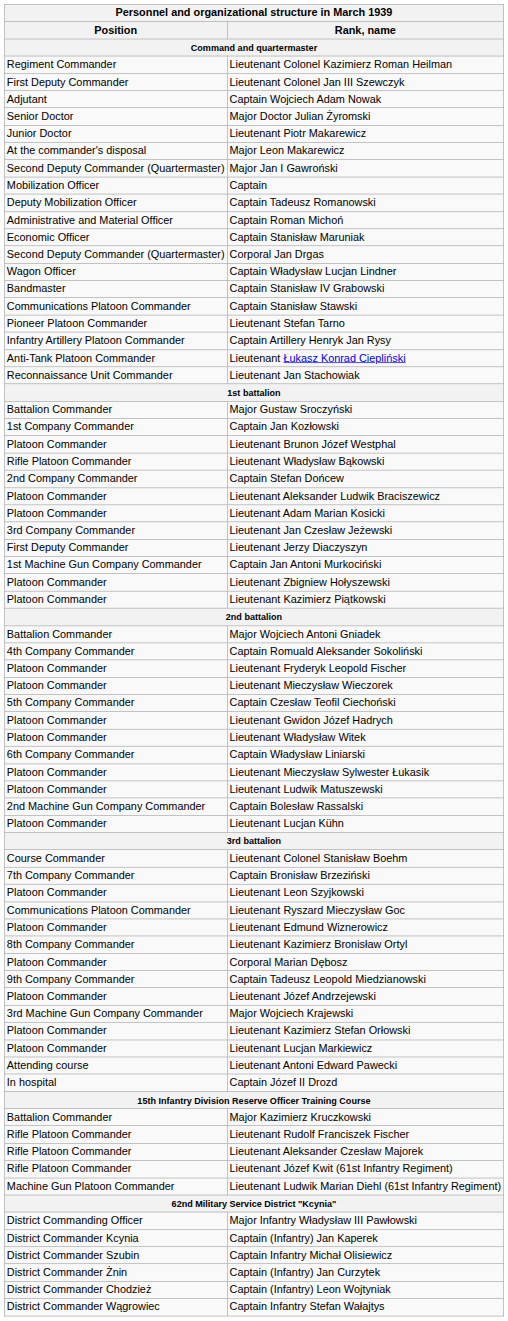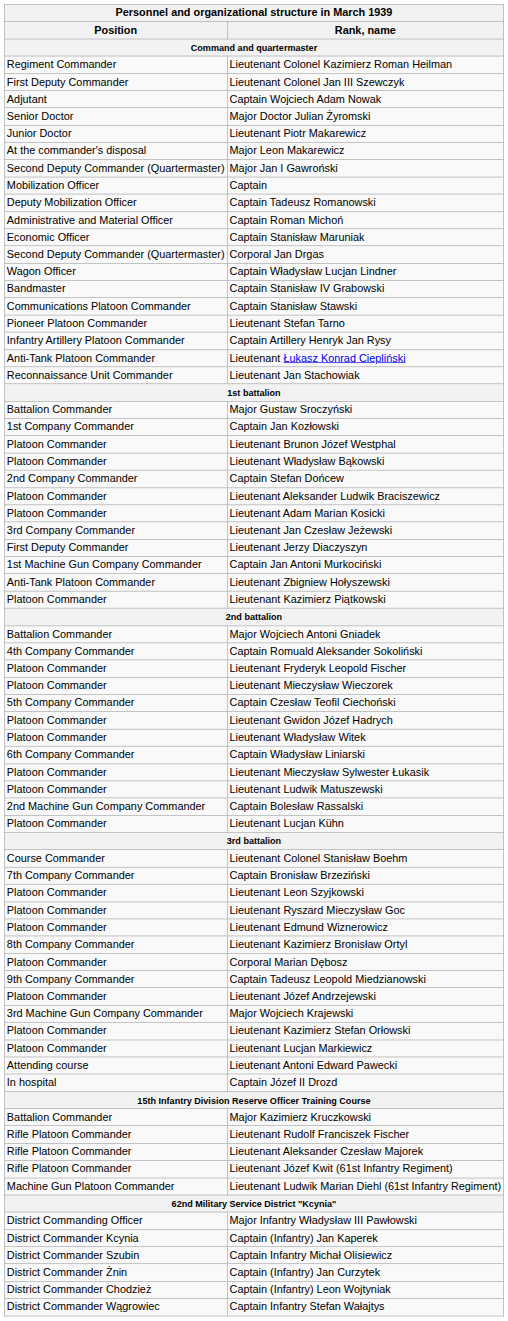(69, 461) Rifle Platoon Commander -> (57, 461) Platoon Commander
(57, 582) Platoon Commander -> (81, 582) Anti-Tank Platoon Commander
(99, 910) Communications Platoon Commander -> (57, 910) Platoon Commander
